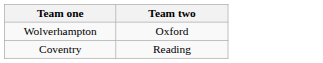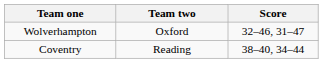+ column: (273, 13)
